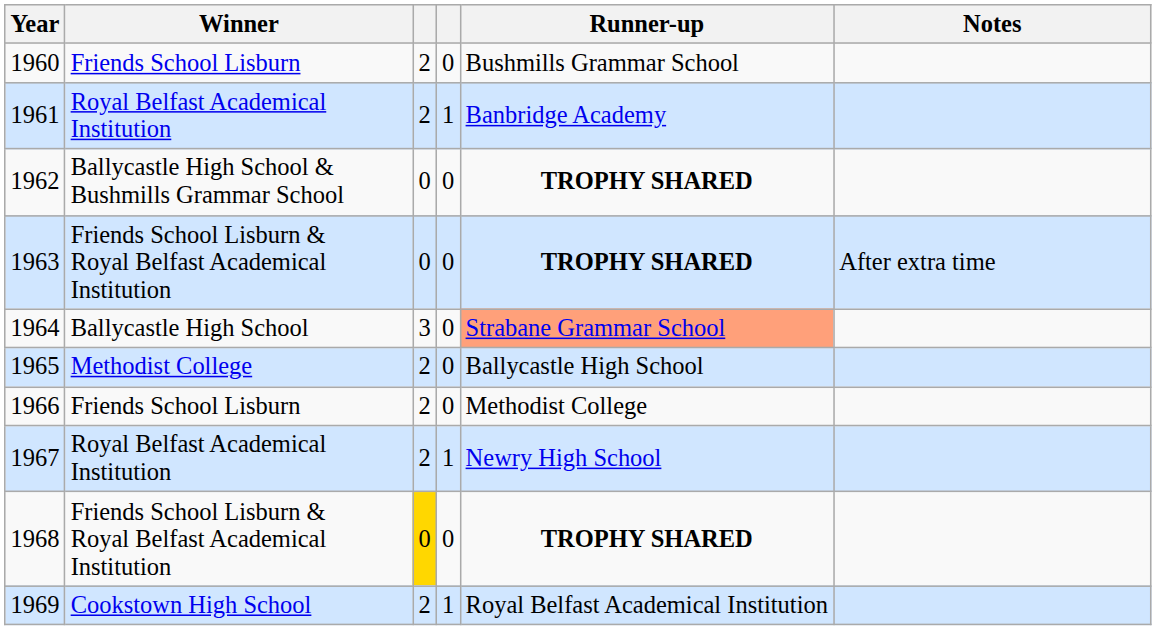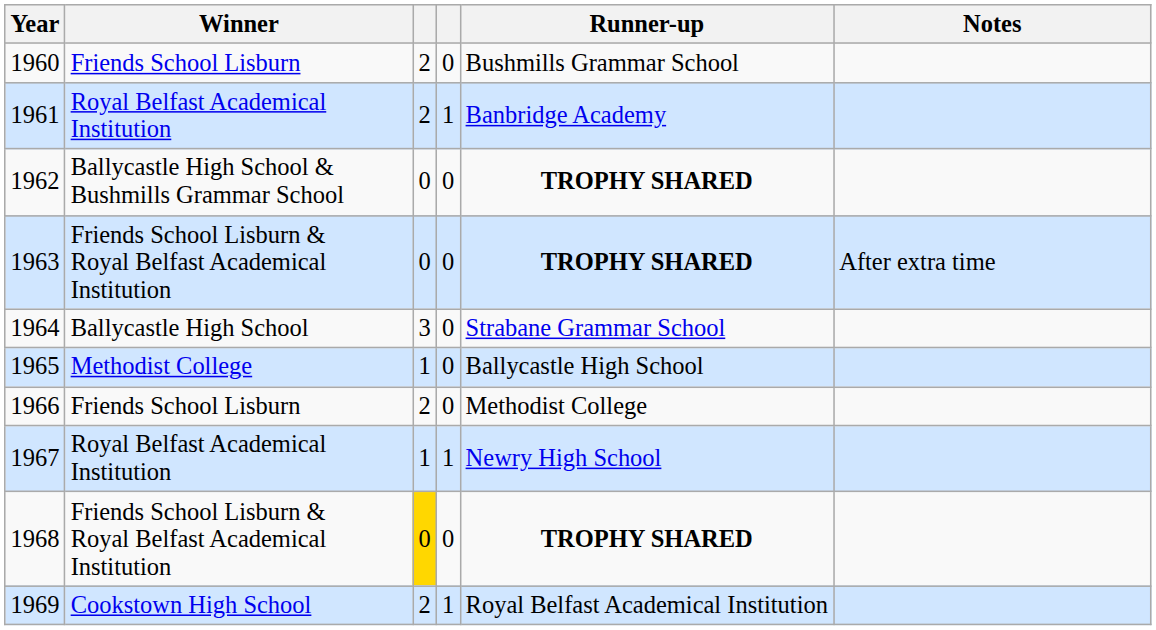(595, 328) lightsalmon background -> (595, 328) no background
(425, 367) 2 -> (425, 367) 1
(425, 458) 2 -> (425, 458) 1
